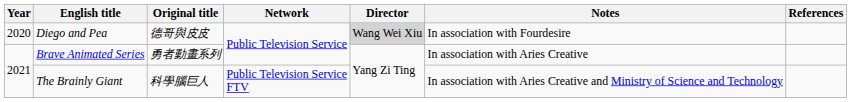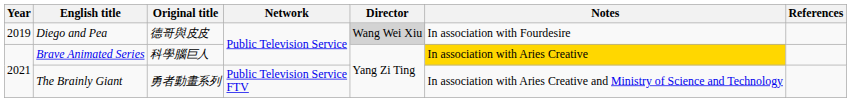(19, 33) 2020 -> (19, 33) 2019
(186, 54) 勇者動畫系列 -> (180, 54) 科學腦巨人
(508, 54) no background -> (508, 54) gold background
(180, 80) 科學腦巨人 -> (186, 80) 勇者動畫系列
